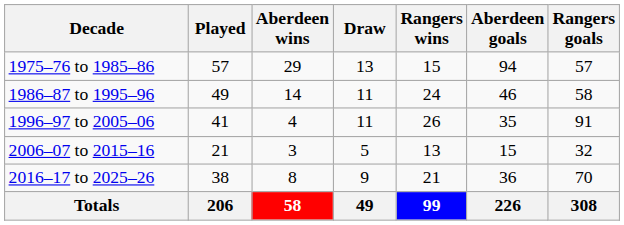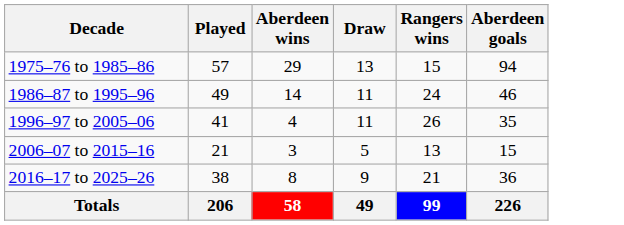- column: (584, 28)
